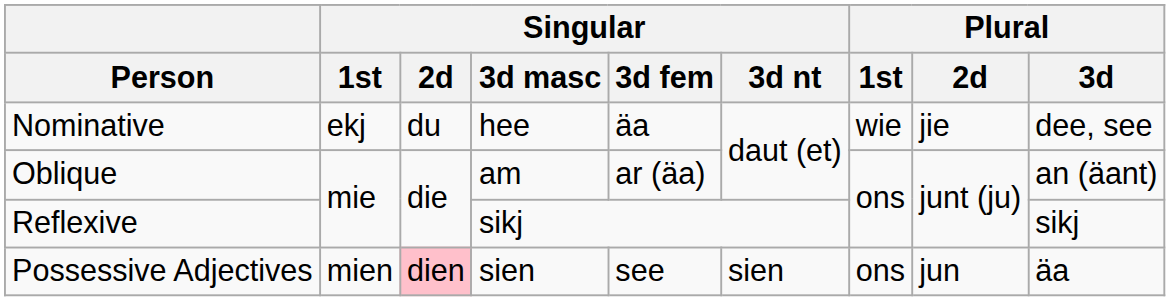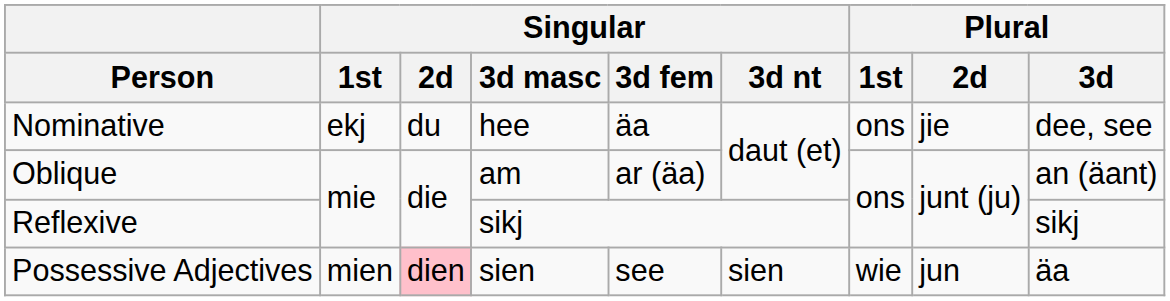(879, 125) wie -> (880, 125) ons
(880, 271) ons -> (879, 271) wie
